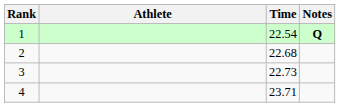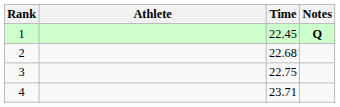(283, 33) 22.54 -> (283, 33) 22.45
(283, 72) 22.73 -> (283, 72) 22.75
